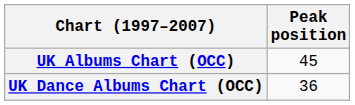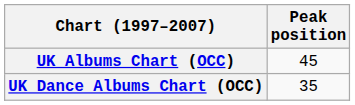(308, 87) 36 -> (308, 87) 35
